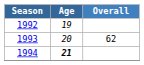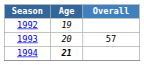(111, 40) 62 -> (111, 40) 57
